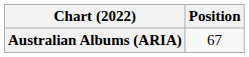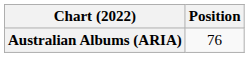(215, 40) 67 -> (215, 40) 76
